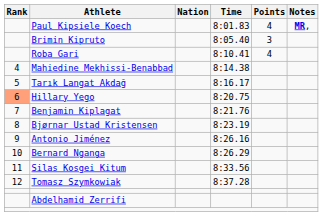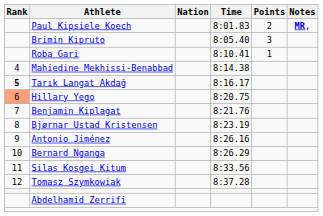(269, 26) 4 -> (269, 26) 2
(269, 54) 4 -> (269, 54) 1
(17, 82) normal -> (17, 82) bold
